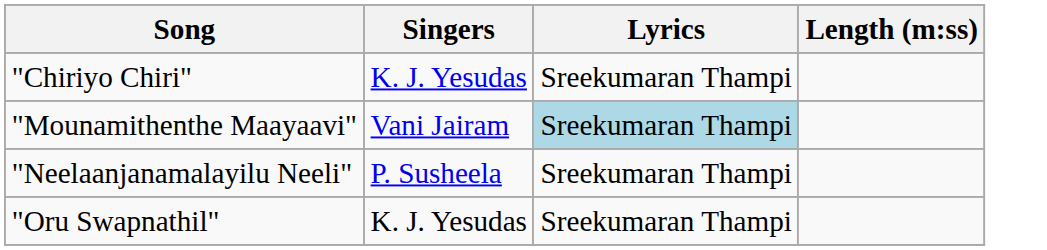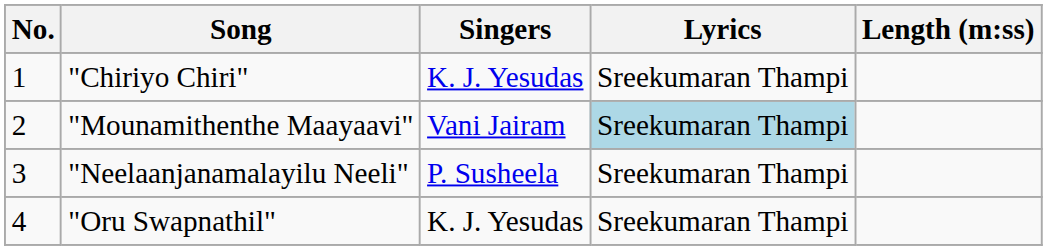+ column: (33, 28)
